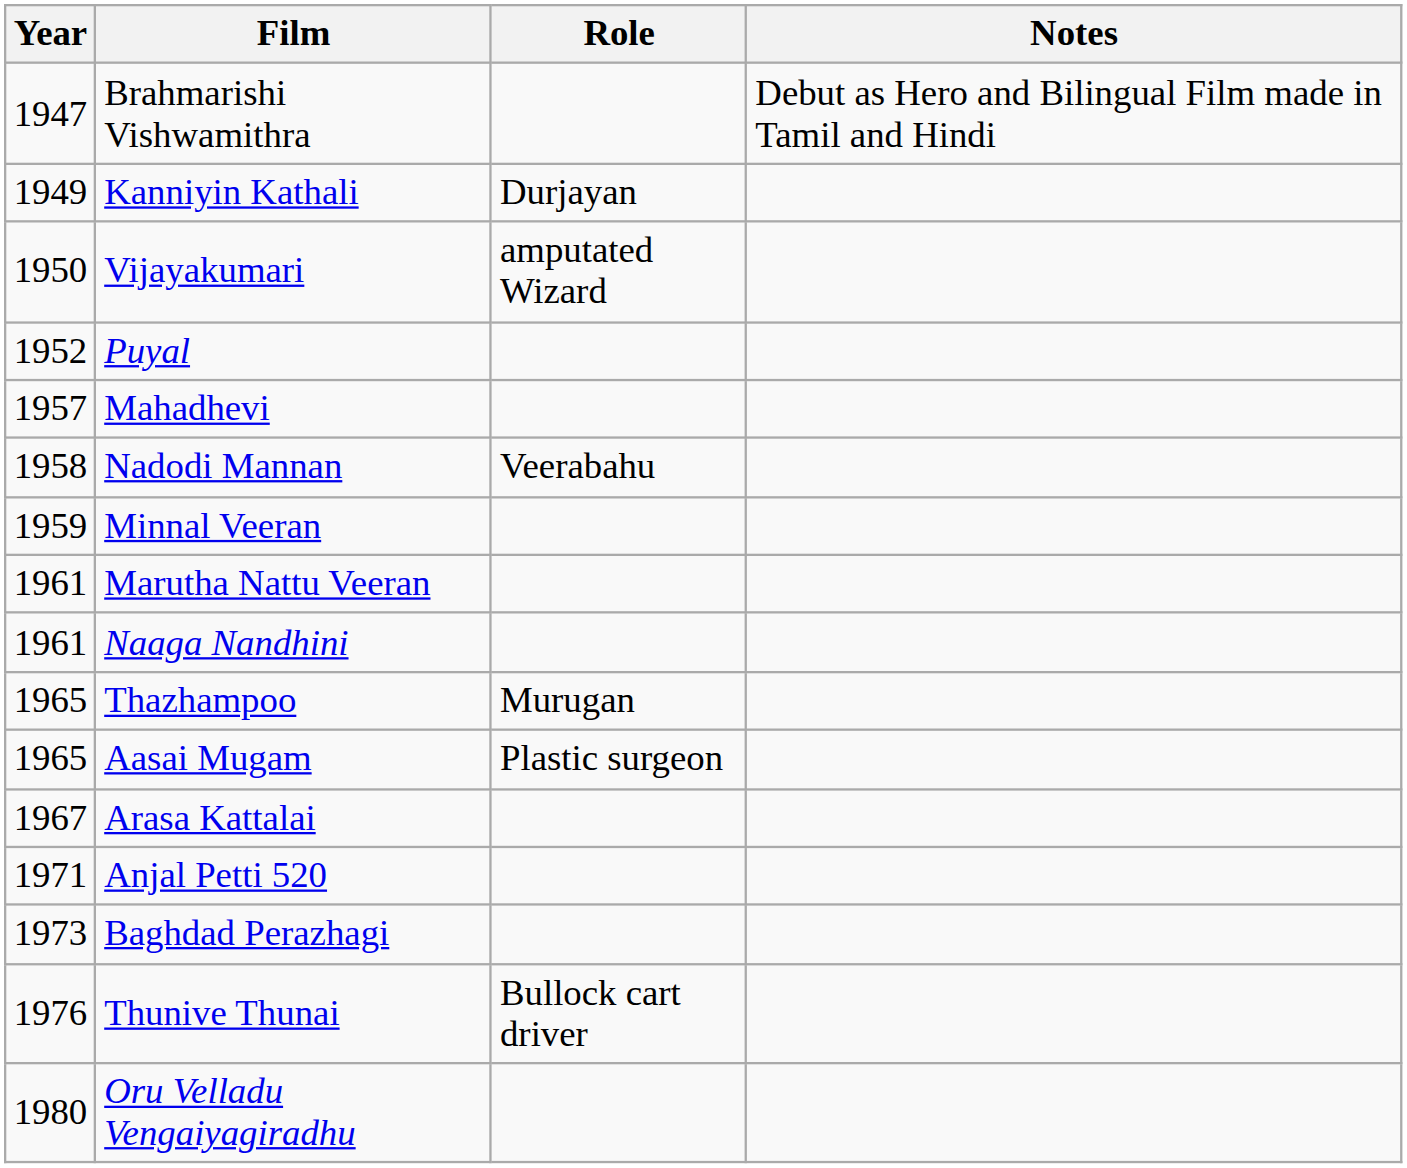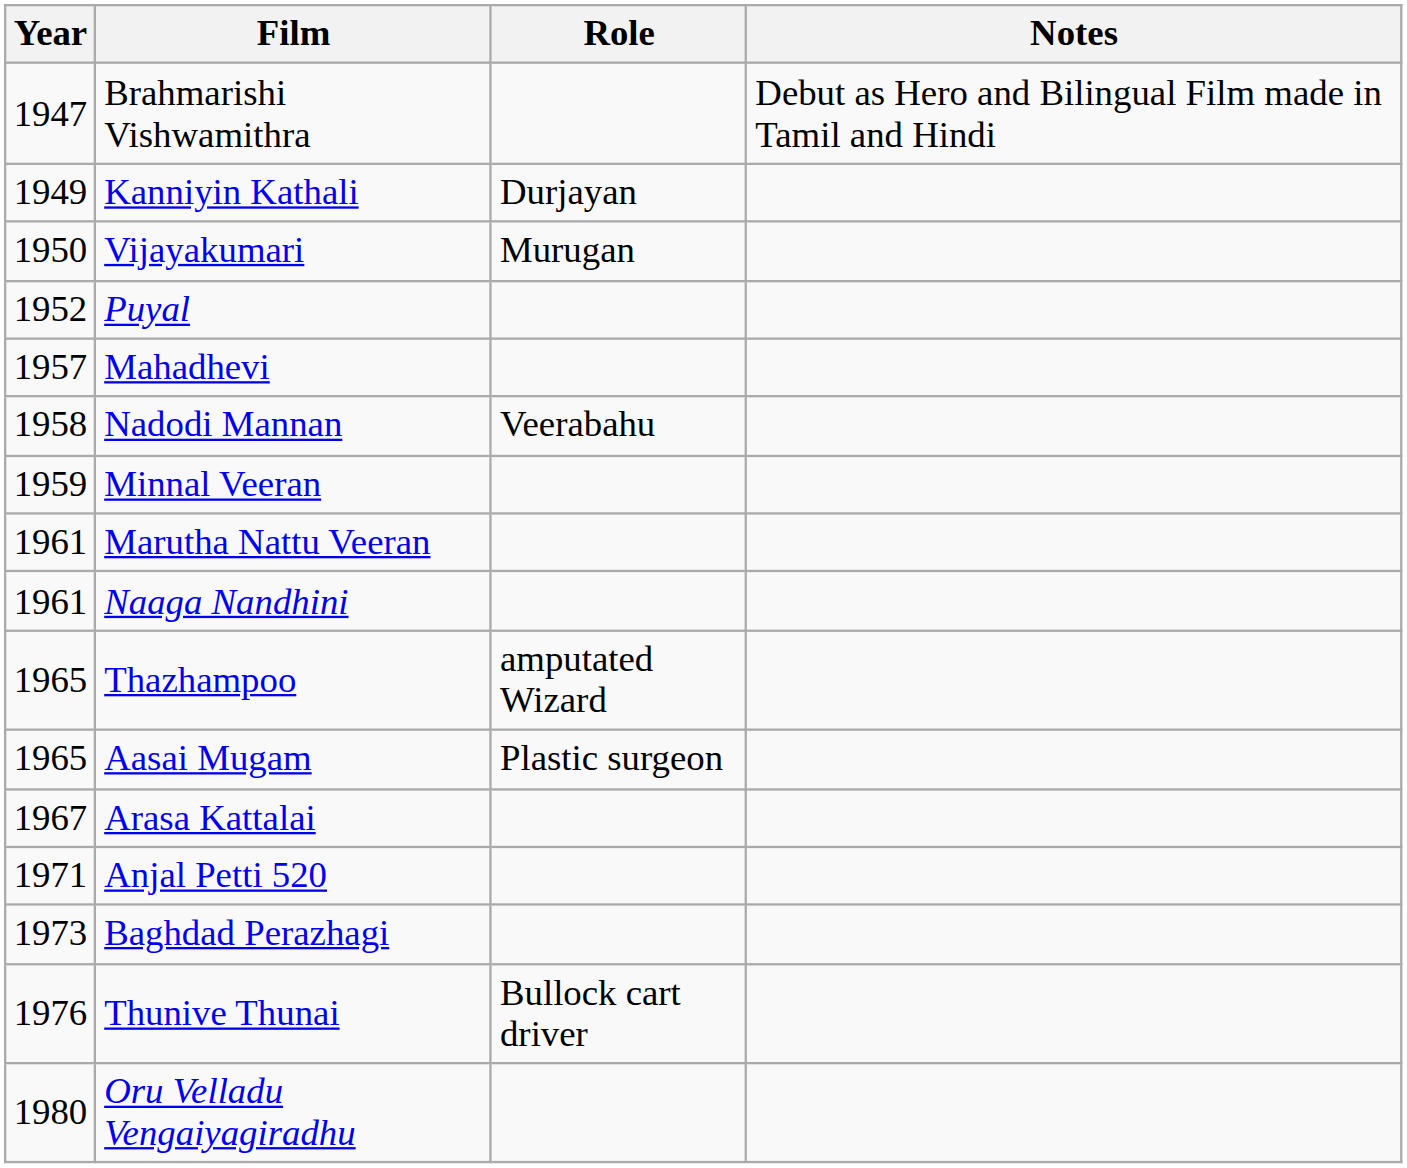(577, 270) amputated Wizard -> (567, 250) Murugan
(567, 700) Murugan -> (577, 679) amputated Wizard
